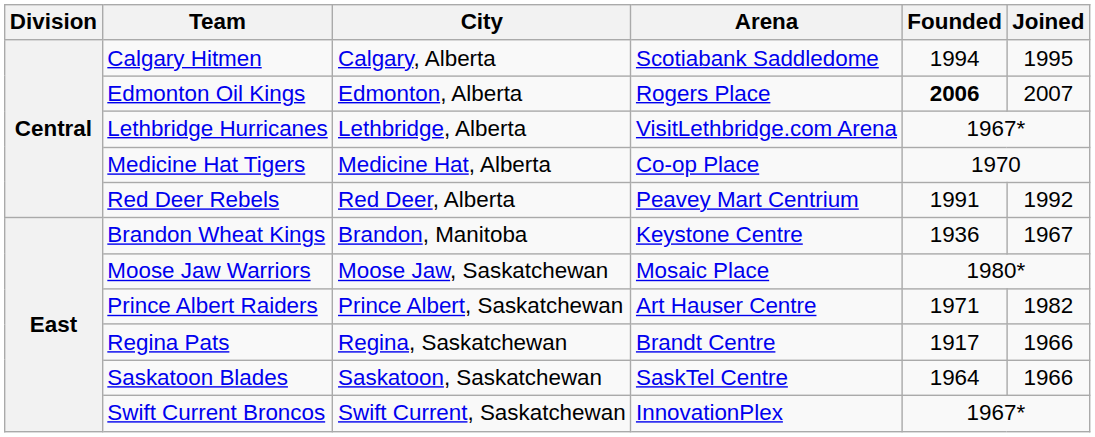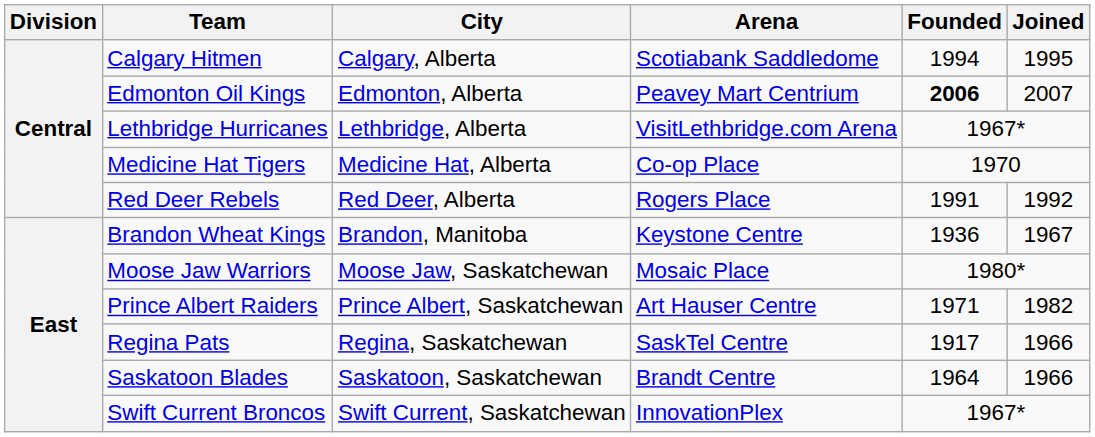(703, 93) Rogers Place -> (747, 93) Peavey Mart Centrium
(747, 199) Peavey Mart Centrium -> (703, 199) Rogers Place
(706, 341) Brandt Centre -> (712, 341) SaskTel Centre
(712, 377) SaskTel Centre -> (706, 377) Brandt Centre
